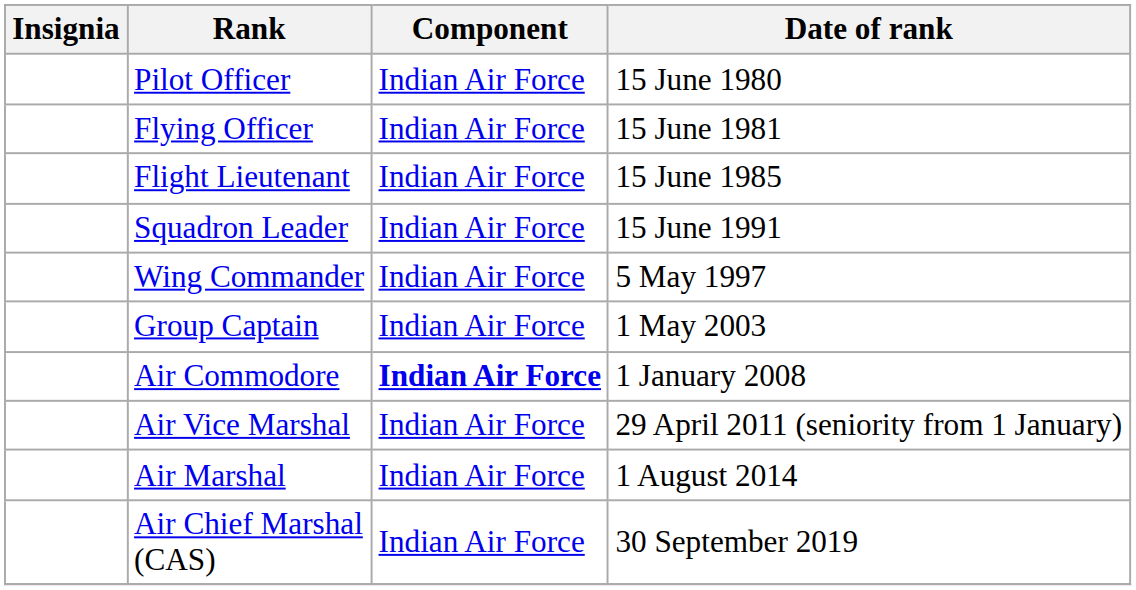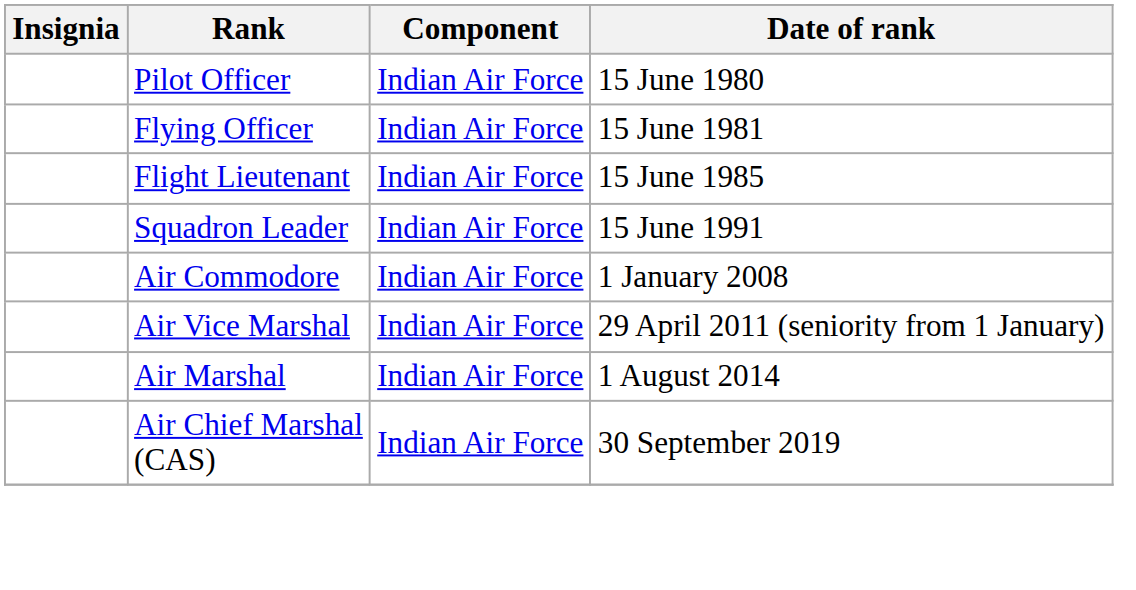- row: (249, 276)
- row: (226, 326)
(490, 375) bold -> (480, 276) normal
